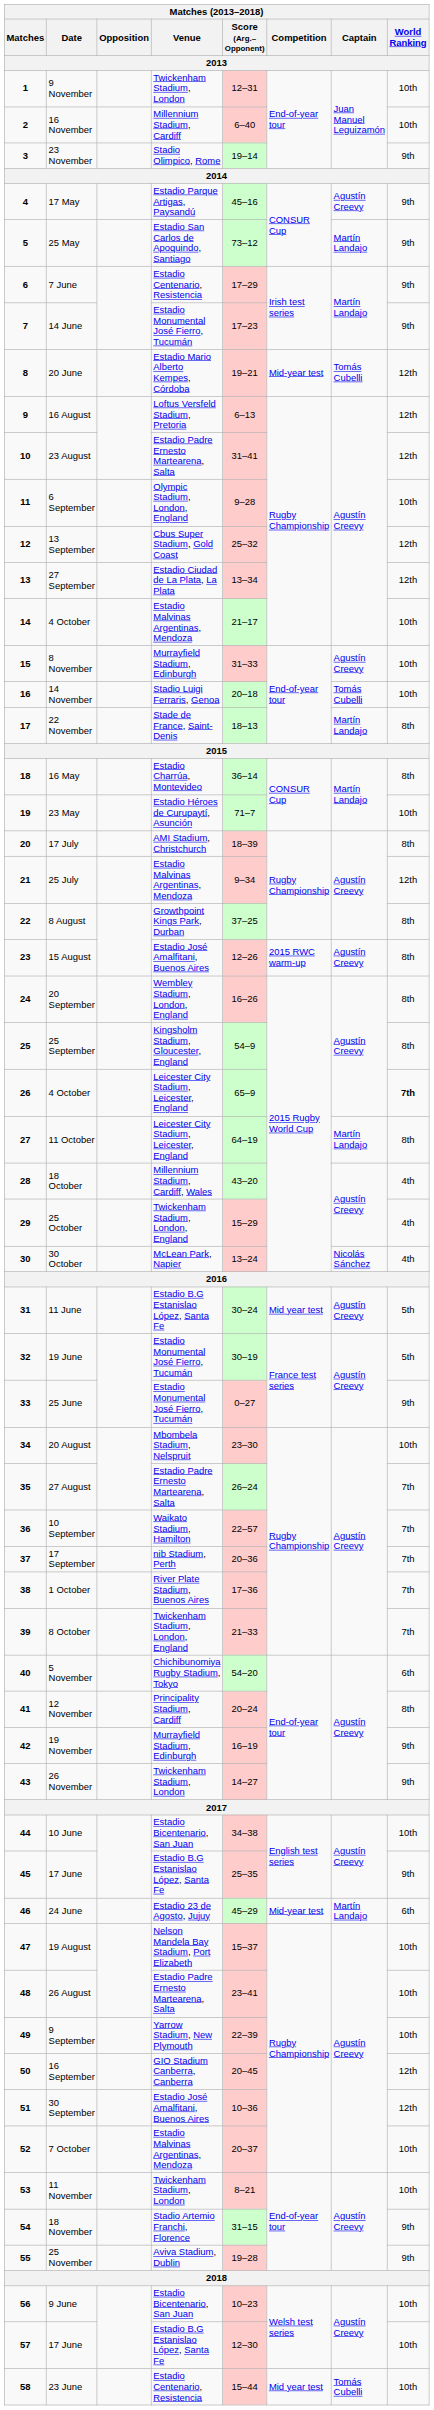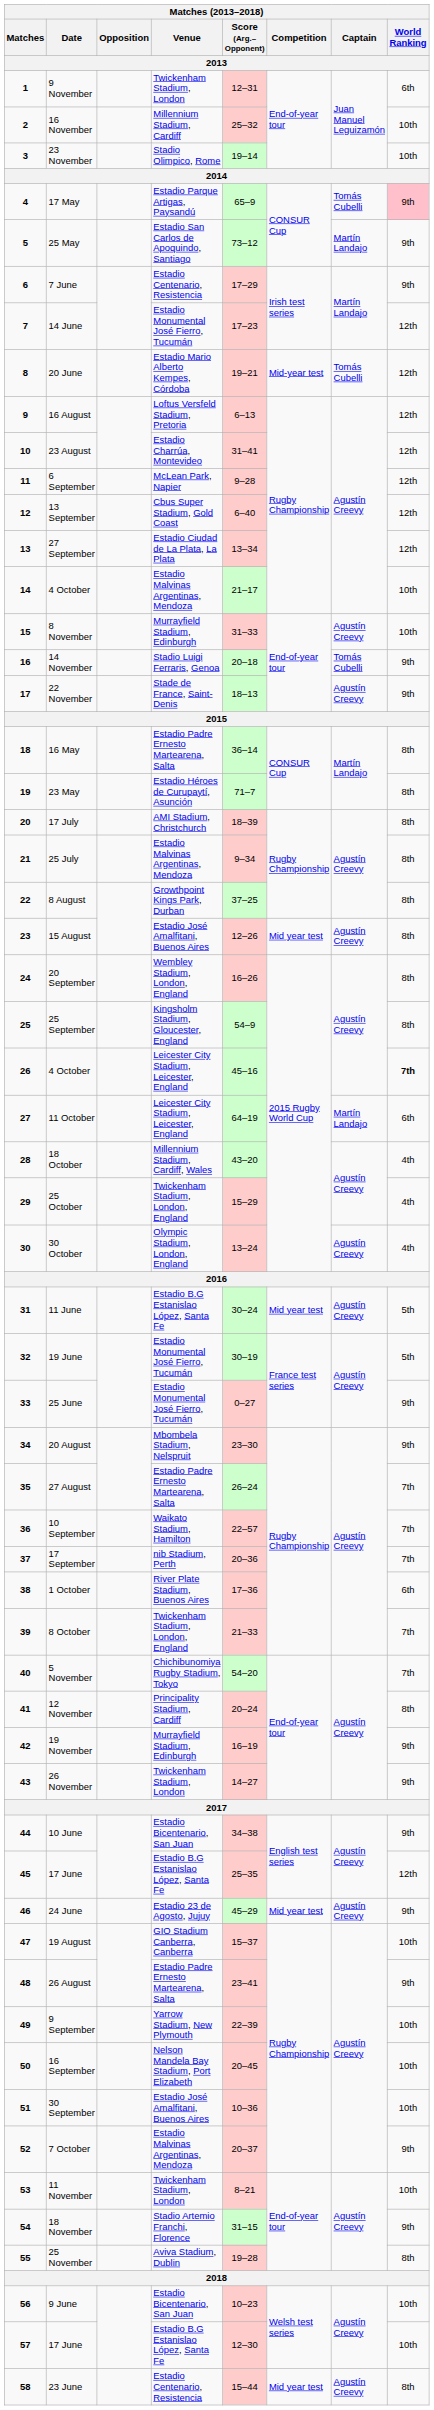(408, 88) 10th -> (408, 88) 6th
(245, 124) 6–40 -> (245, 124) 25–32
(408, 155) 9th -> (408, 155) 10th
(245, 201) 45–16 -> (245, 201) 65–9
(350, 201) Agustín Creevy -> (348, 201) Tomás Cubelli
(408, 201) no background -> (408, 201) pink background
(408, 326) 9th -> (408, 326) 12th
(183, 456) Estadio Padre Ernesto Martearena, Salta -> (178, 450) Estadio Charrúa, Montevideo
(172, 503) Olympic Stadium, London, England -> (182, 481) McLean Park, Napier
(408, 503) 10th -> (408, 481) 12th
(245, 544) 25–32 -> (245, 512) 6–40
(408, 694) 10th -> (408, 662) 9th
(350, 725) Martín Landajo -> (350, 693) Agustín Creevy
(408, 725) 8th -> (408, 693) 9th
(178, 776) Estadio Charrúa, Montevideo -> (183, 750) Estadio Padre Ernesto Martearena, Salta
(408, 812) 10th -> (408, 791) 8th
(408, 880) 12th -> (408, 858) 8th
(292, 957) 2015 RWC warm-up -> (296, 936) Mid year test
(245, 1093) 65–9 -> (245, 1071) 45–16
(408, 1139) 8th -> (408, 1118) 6th
(182, 1259) McLean Park, Napier -> (172, 1248) Olympic Stadium, London, England
(352, 1259) Nicolás Sánchez -> (350, 1248) Agustín Creevy
(408, 1445) 10th -> (408, 1445) 9th
(408, 1590) 7th -> (408, 1590) 6th
(408, 1673) 6th -> (408, 1673) 7th
(408, 1833) 10th -> (408, 1833) 9th
(408, 1874) 9th -> (408, 1874) 12th
(296, 1910) Mid-year test -> (296, 1910) Mid year test
(350, 1910) Martín Landajo -> (350, 1910) Agustín Creevy
(408, 1910) 6th -> (408, 1910) 9th
(182, 1947) Nelson Mandela Bay Stadium, Port Elizabeth -> (181, 1941) GIO Stadium Canberra, Canberra
(408, 1993) 10th -> (408, 1983) 9th
(181, 2071) GIO Stadium Canberra, Canberra -> (182, 2066) Nelson Mandela Bay Stadium, Port Elizabeth
(408, 2071) 12th -> (408, 2066) 10th
(408, 2107) 12th -> (408, 2107) 10th
(408, 2149) 10th -> (408, 2149) 9th
(408, 2258) 9th -> (408, 2258) 8th
(348, 2386) Tomás Cubelli -> (350, 2386) Agustín Creevy
(408, 2386) 10th -> (408, 2386) 8th
